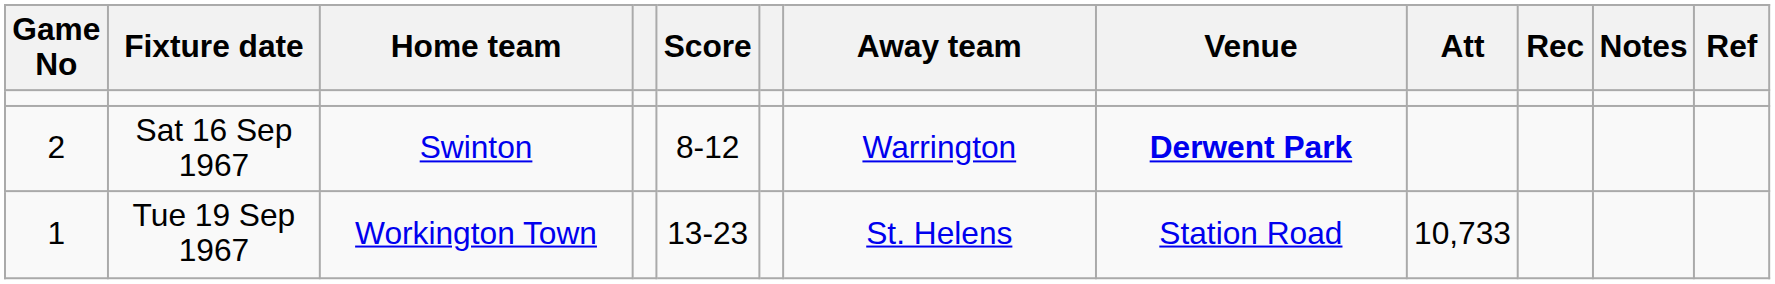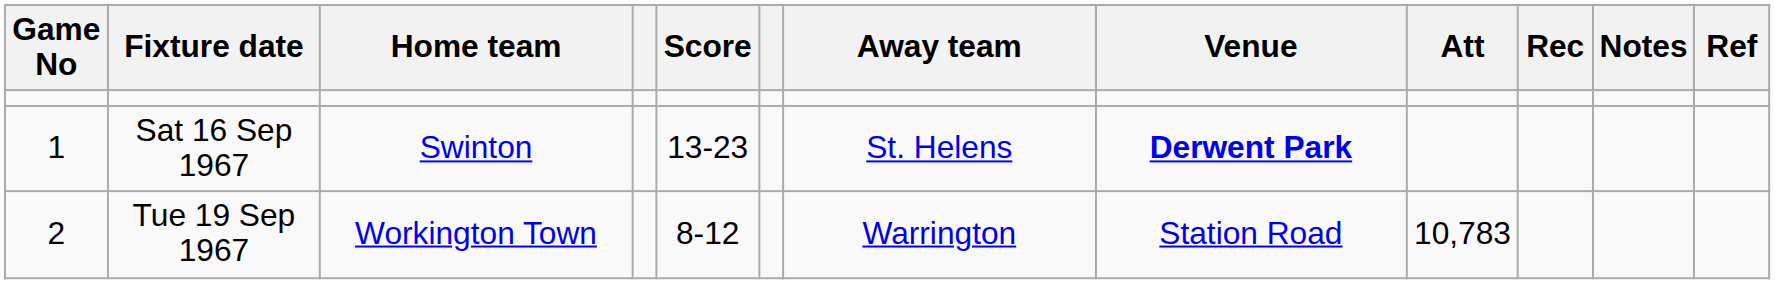(56, 147) 2 -> (56, 147) 1
(708, 147) 8-12 -> (708, 147) 13-23
(939, 147) Warrington -> (939, 147) St. Helens
(56, 233) 1 -> (56, 233) 2
(708, 233) 13-23 -> (708, 233) 8-12
(939, 233) St. Helens -> (939, 233) Warrington
(1462, 233) 10,733 -> (1462, 233) 10,783
